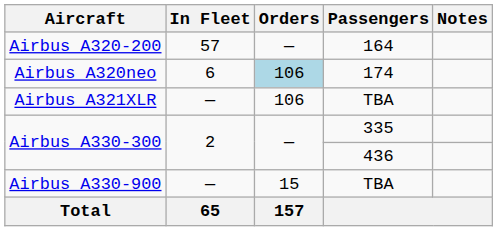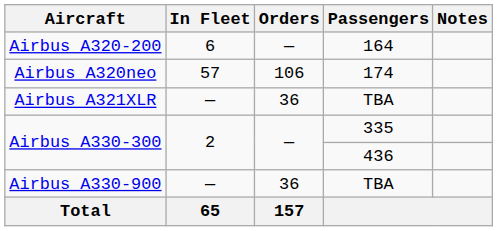(210, 46) 57 -> (210, 46) 6
(210, 74) 6 -> (210, 74) 57
(289, 74) lightblue background -> (289, 74) no background
(289, 101) 106 -> (289, 101) 36
(289, 184) 15 -> (289, 184) 36
